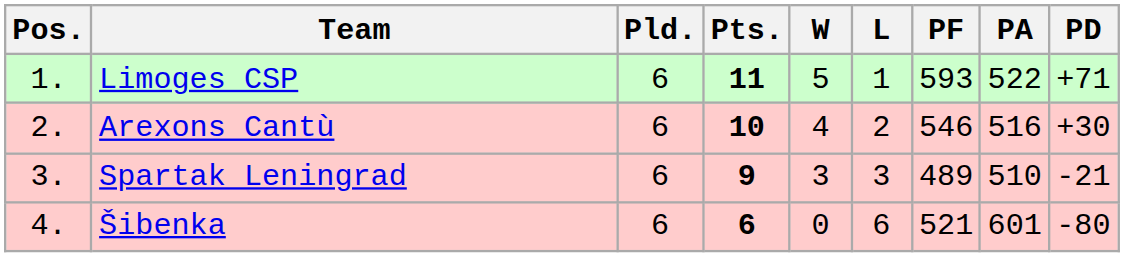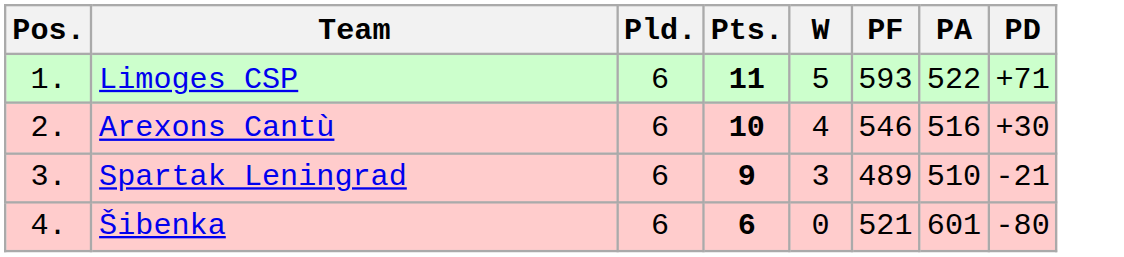- column: (881, 30)
